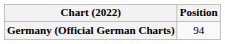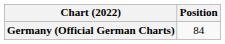(199, 30) 94 -> (199, 30) 84
